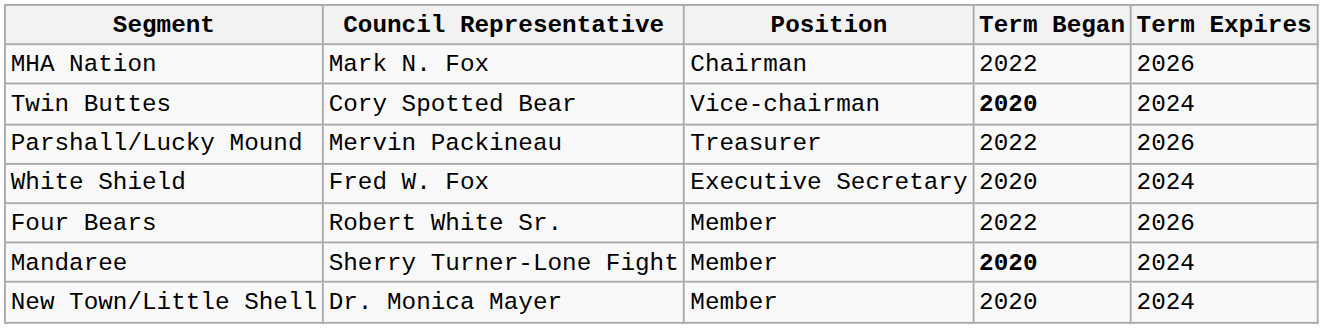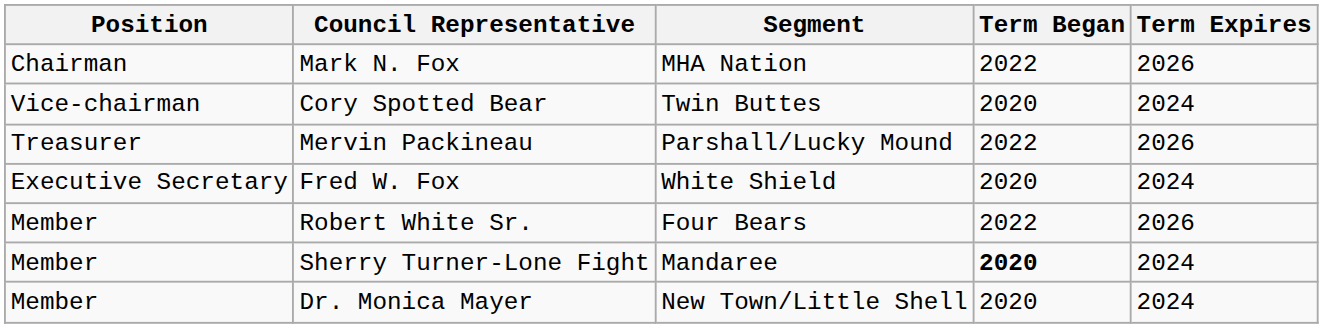columns swapped: (829, 25) <-> (164, 25)
(1008, 104) bold -> (1008, 104) normal
